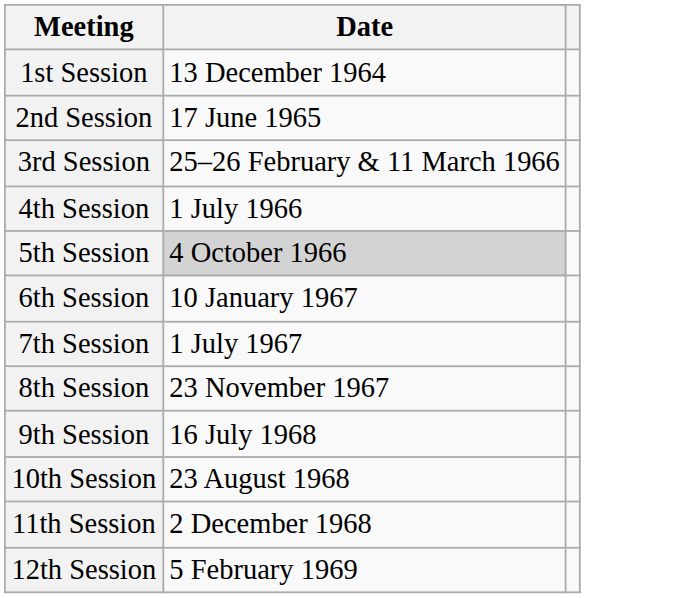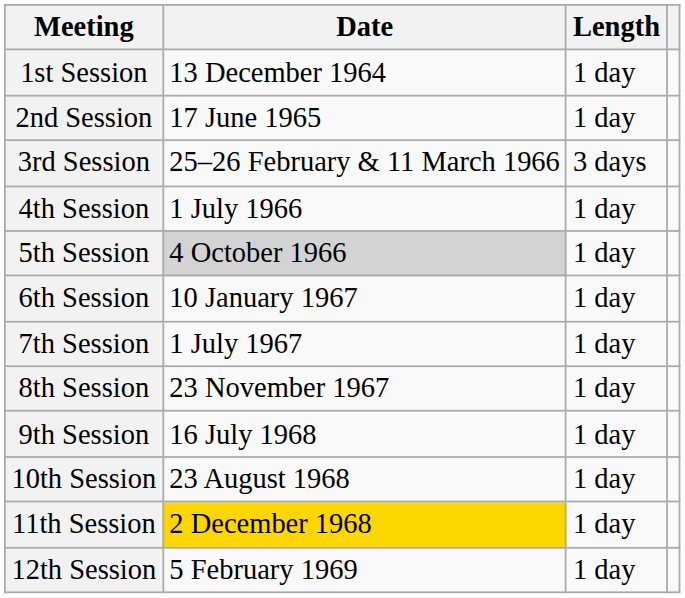+ column: (617, 27)
(271, 523) no background -> (271, 523) gold background
